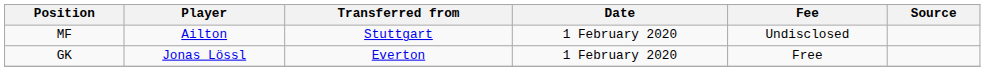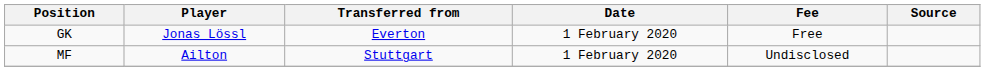rows swapped: (64, 36) <-> (64, 56)
